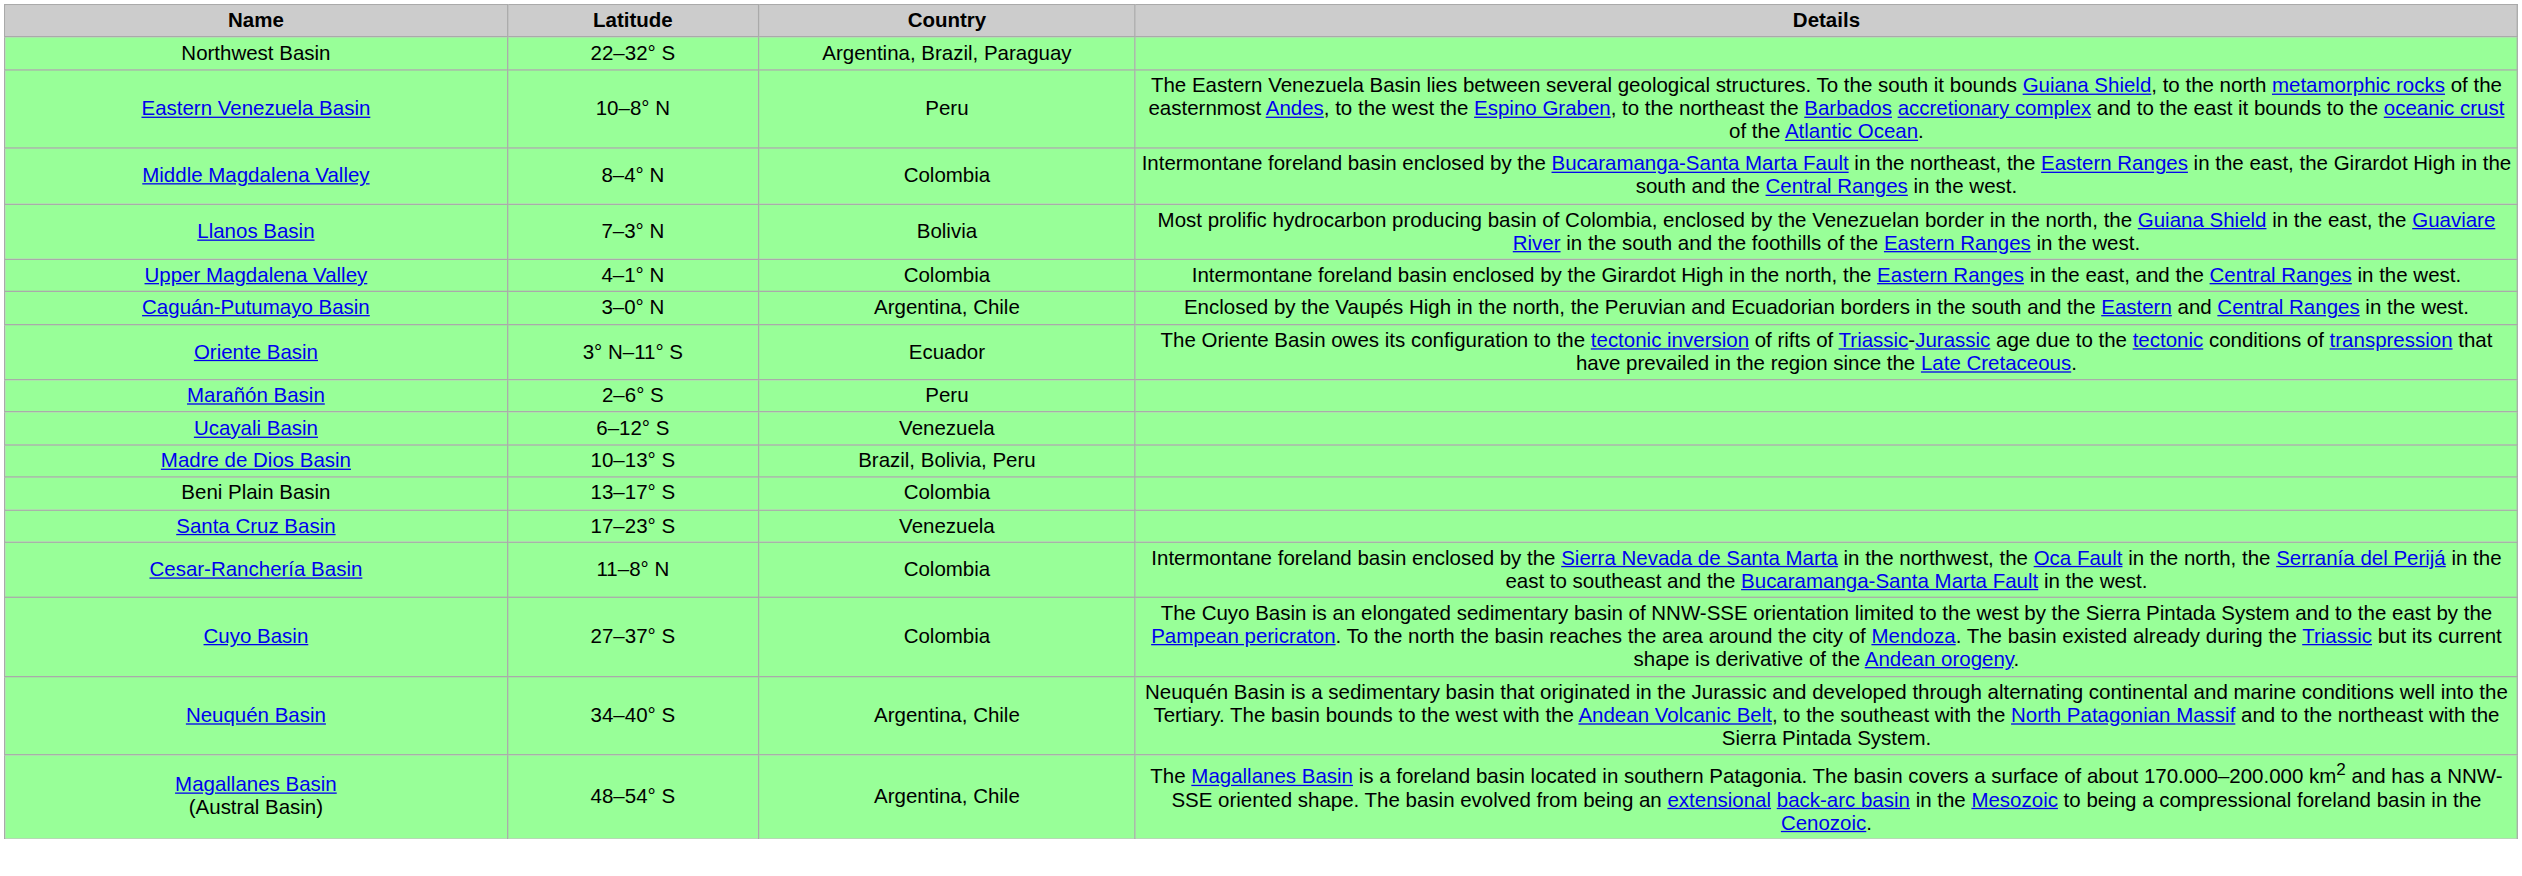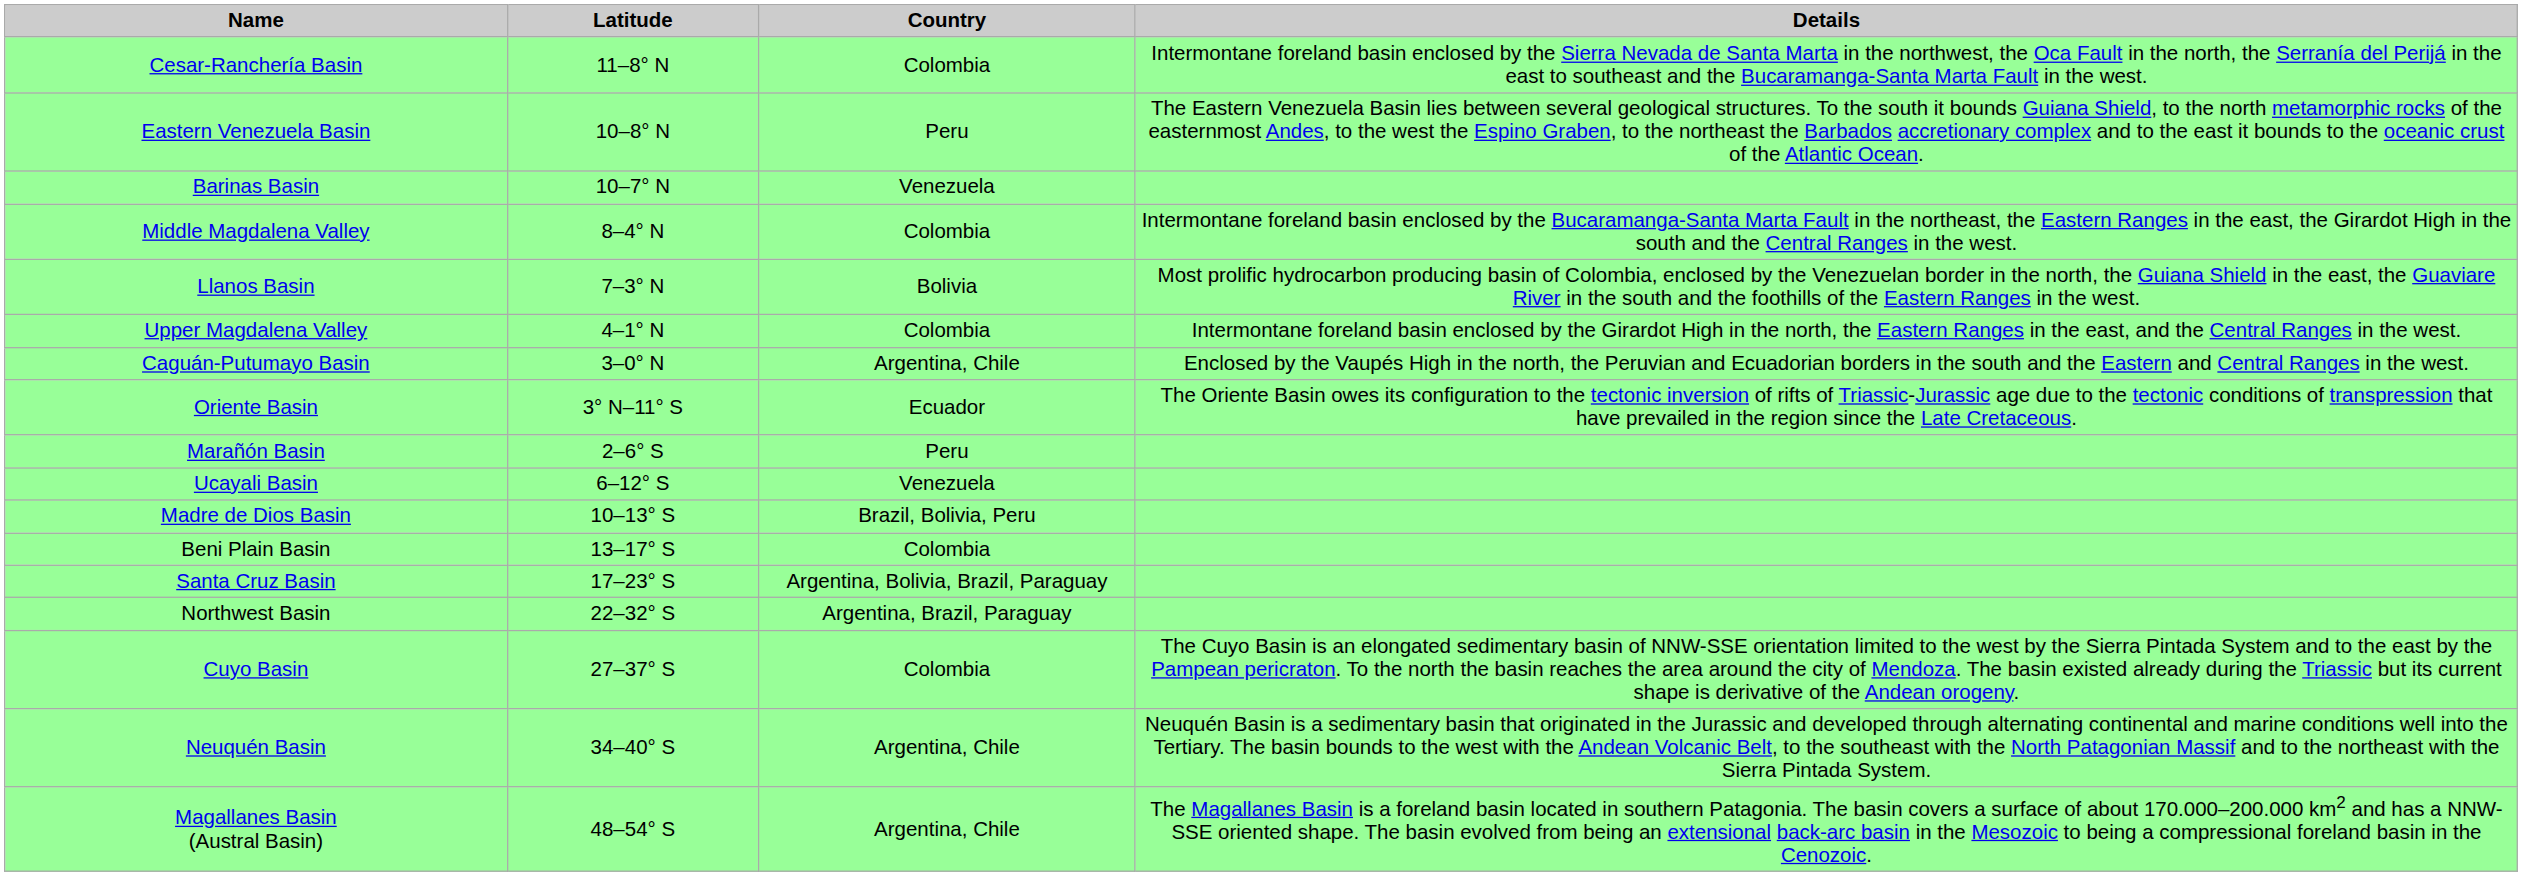rows swapped: (256, 569) <-> (256, 53)
+ row: (256, 187)
(947, 525) Venezuela -> (947, 581) Argentina, Bolivia, Brazil, Paraguay
